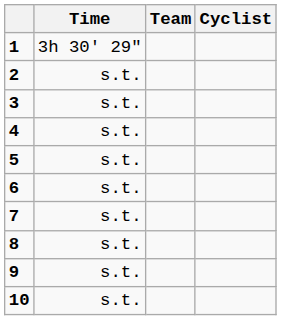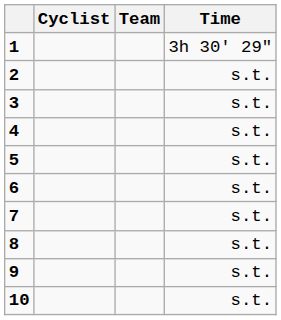columns swapped: (236, 19) <-> (90, 19)
